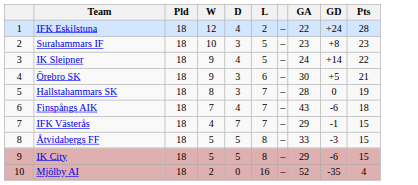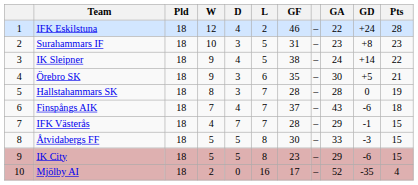+ column: (294, 12)
